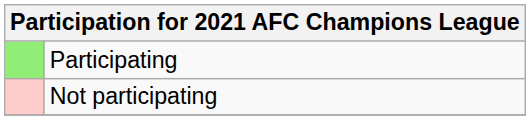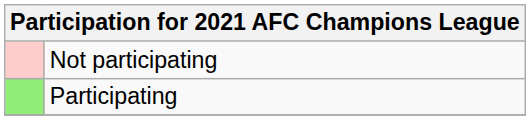rows swapped: (114, 59) <-> (134, 96)
